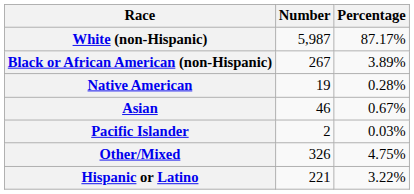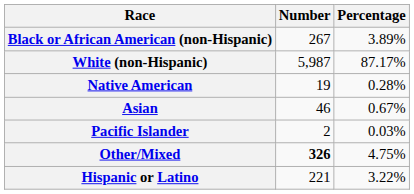rows swapped: (140, 39) <-> (140, 62)
(320, 154) normal -> (320, 154) bold
